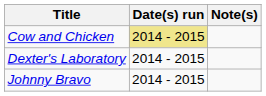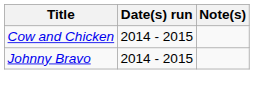(168, 36) khaki background -> (157, 36) no background
- row: (67, 58)
